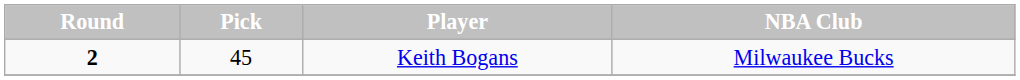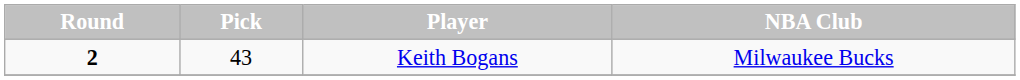(241, 57) 45 -> (241, 57) 43
